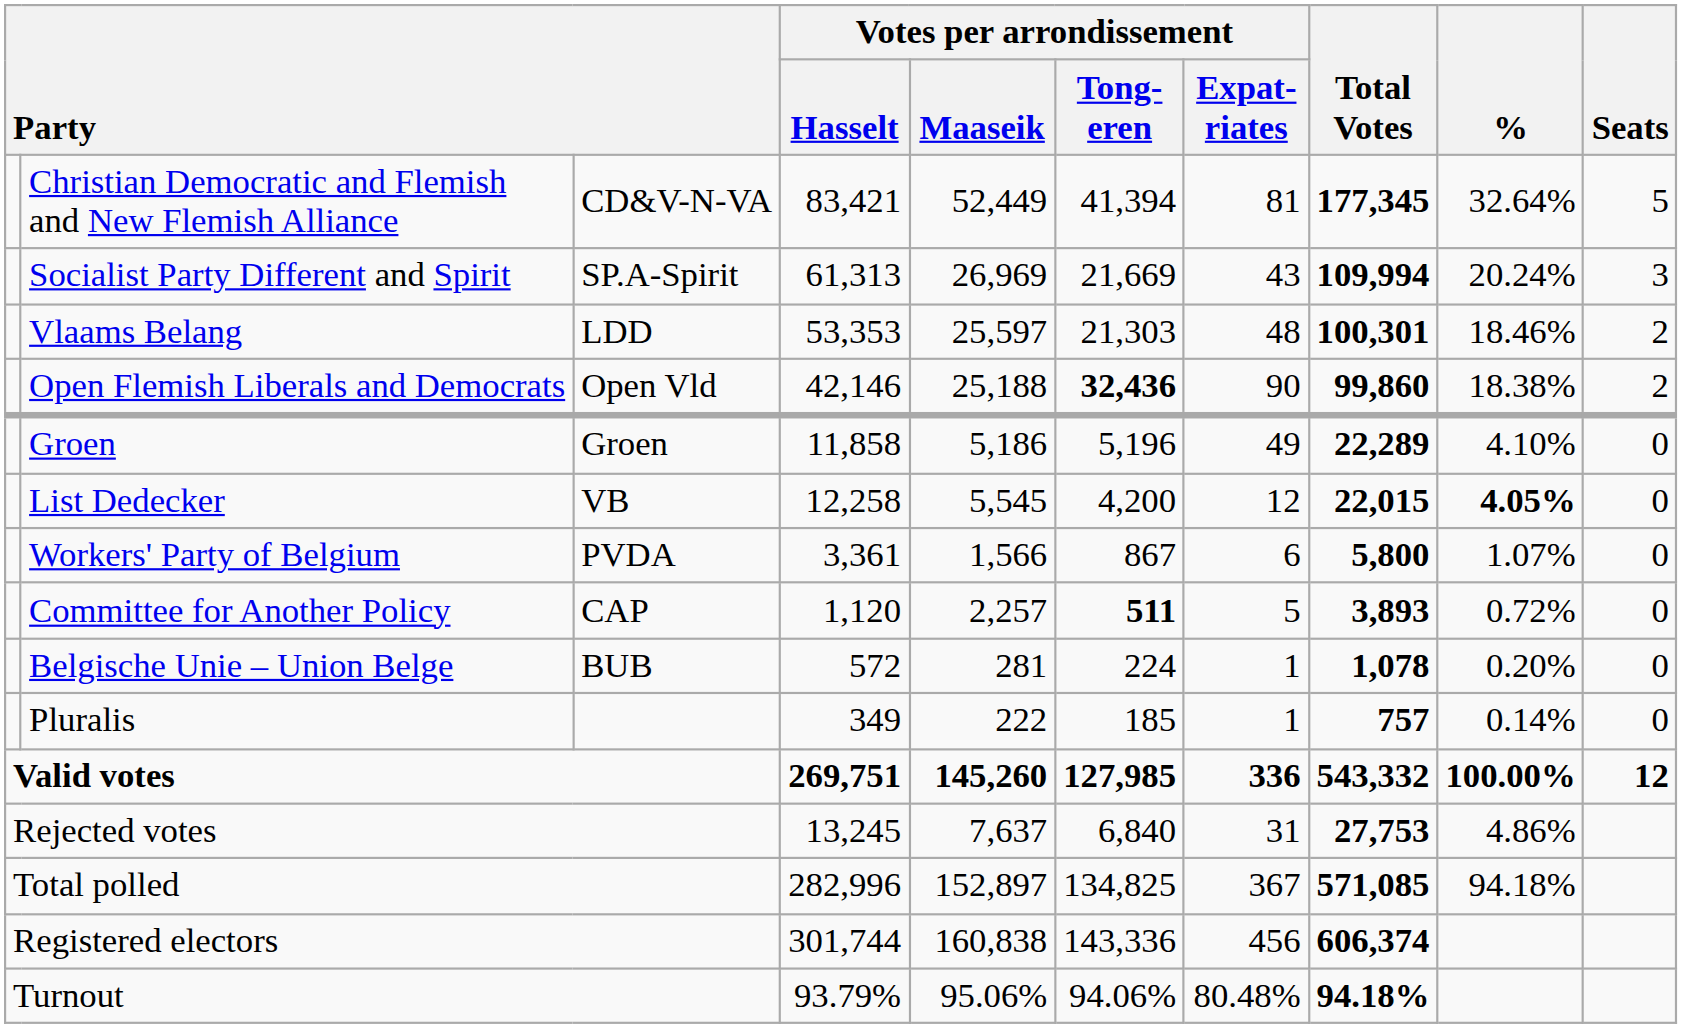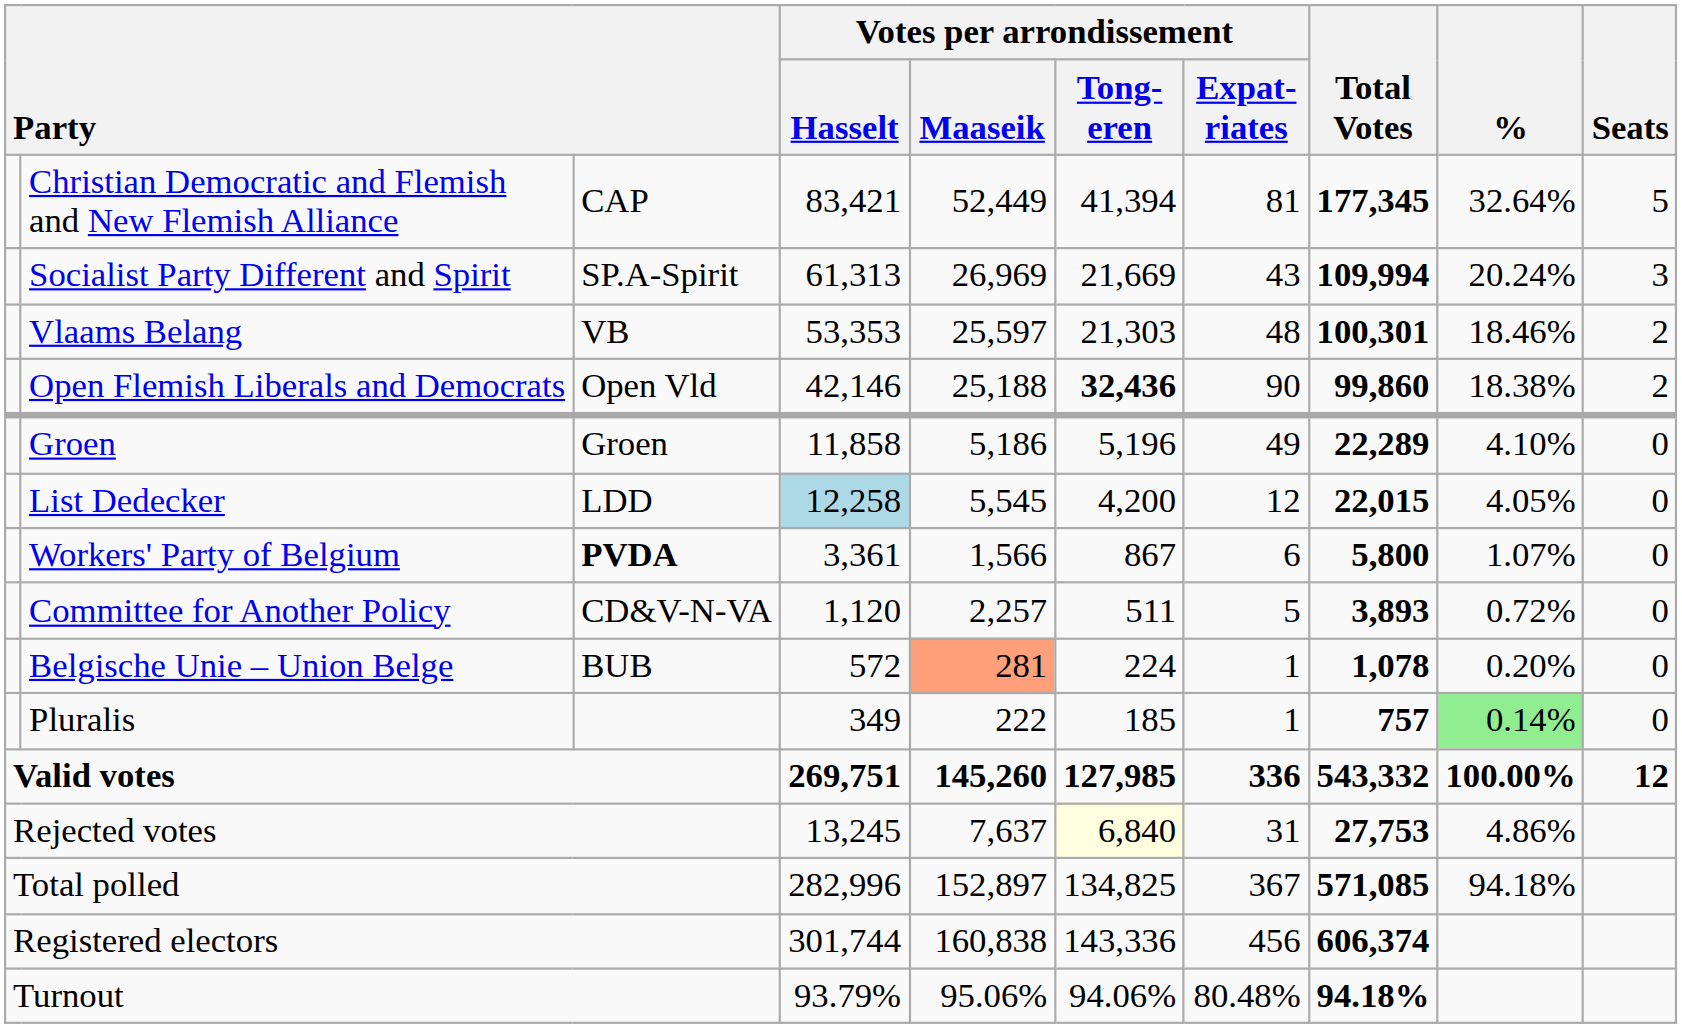(677, 200) CD&V-N-VA -> (615, 200) CAP
(617, 330) LDD -> (605, 330) VB
(605, 499) VB -> (617, 499) LDD
(853, 499) no background -> (853, 499) lightblue background
(1528, 499) bold -> (1531, 499) normal
(628, 555) normal -> (629, 555) bold
(615, 610) CAP -> (677, 610) CD&V-N-VA
(1151, 610) bold -> (1151, 610) normal
(1021, 665) no background -> (1021, 665) lightsalmon background
(1531, 720) no background -> (1531, 720) lightgreen background
(1137, 830) no background -> (1137, 830) lightyellow background
